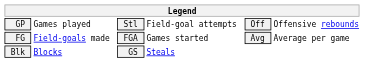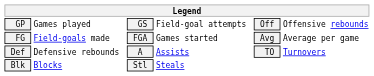(131, 24) Stl -> (140, 24) GS
+ row: (18, 52)
(131, 52) GS -> (140, 65) Stl
